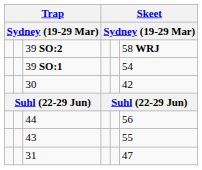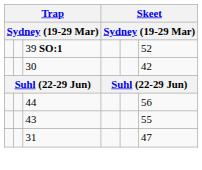- row: (44, 49)
(127, 66) 54 -> (146, 49) 52
